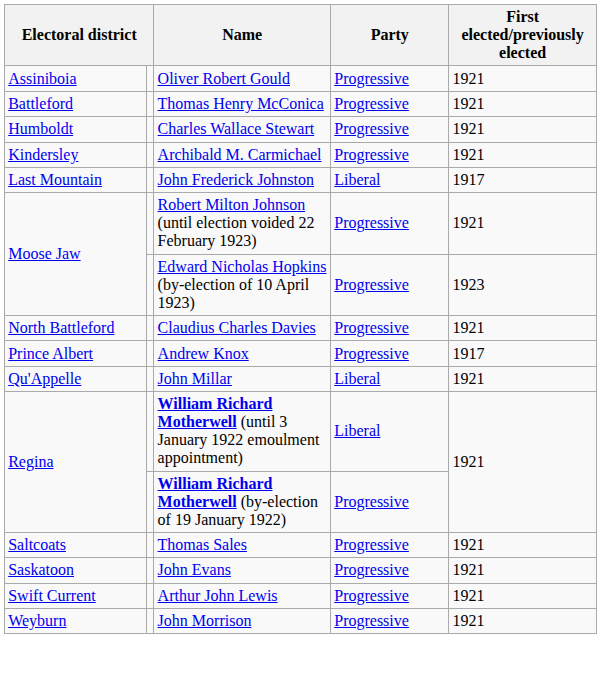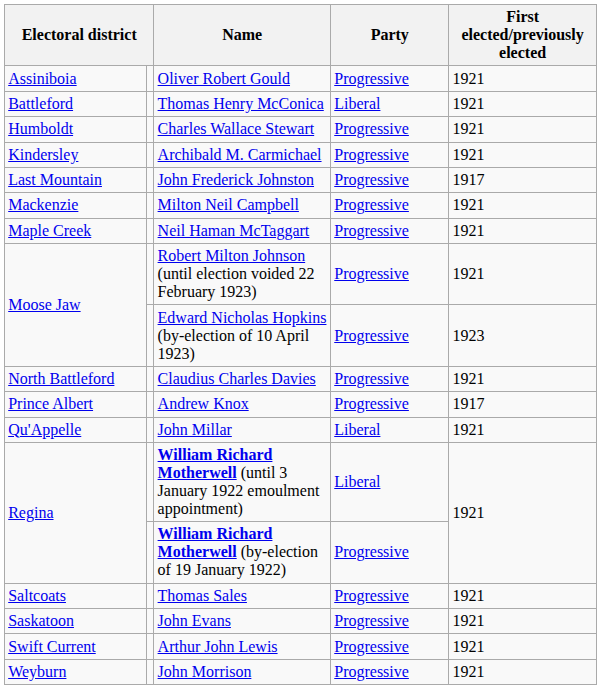(372, 103) Progressive -> (357, 103) Liberal
(357, 180) Liberal -> (372, 180) Progressive
+ row: (228, 205)
+ row: (233, 230)
